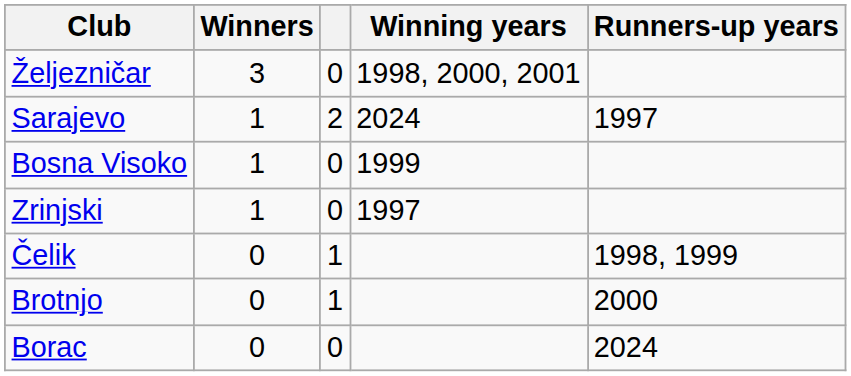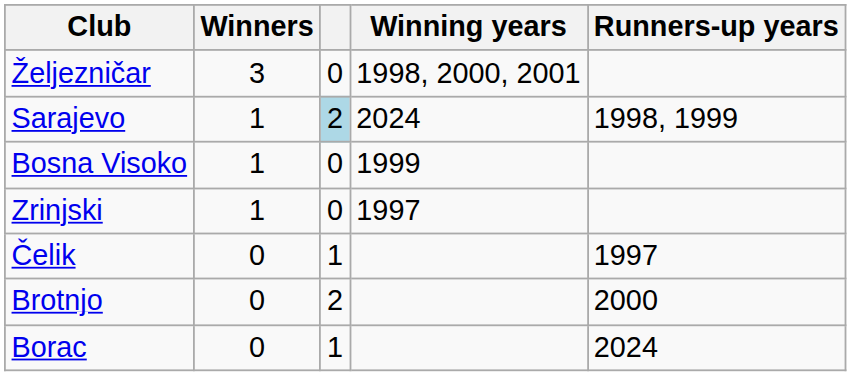(335, 118) no background -> (335, 118) lightblue background
(626, 118) 1997 -> (666, 118) 1998, 1999
(666, 255) 1998, 1999 -> (626, 255) 1997
(335, 301) 1 -> (335, 301) 2
(335, 347) 0 -> (335, 347) 1
